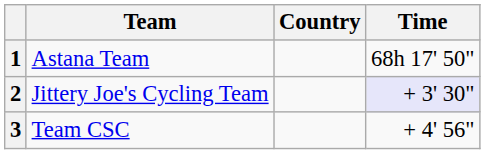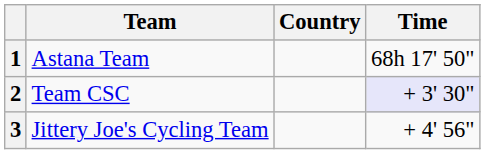(150, 93) Jittery Joe's Cycling Team -> (81, 93) Team CSC
(81, 129) Team CSC -> (150, 129) Jittery Joe's Cycling Team
